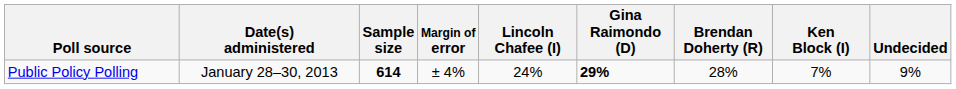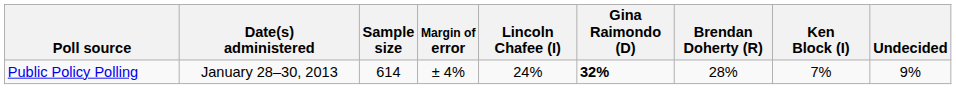(388, 71) bold -> (388, 71) normal
(595, 71) 29% -> (595, 71) 32%
